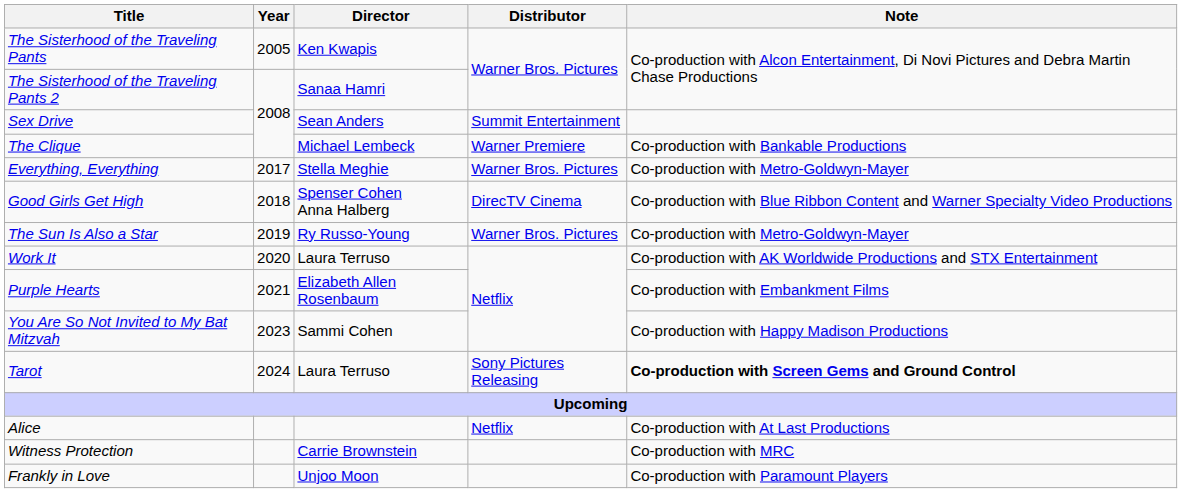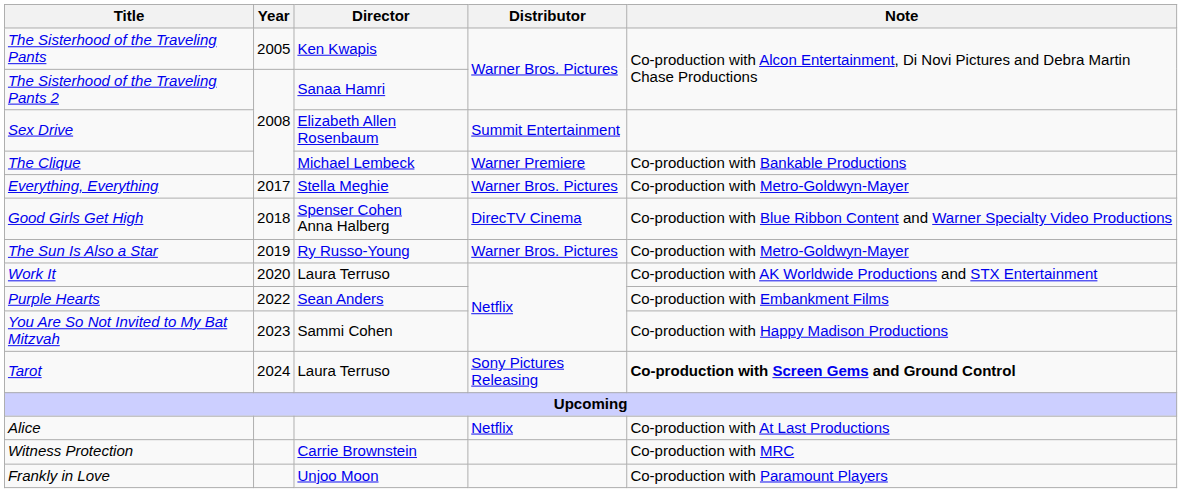(340, 121) Sean Anders -> (347, 130) Elizabeth Allen Rosenbaum
(274, 290) 2021 -> (274, 298) 2022
(347, 290) Elizabeth Allen Rosenbaum -> (340, 298) Sean Anders
